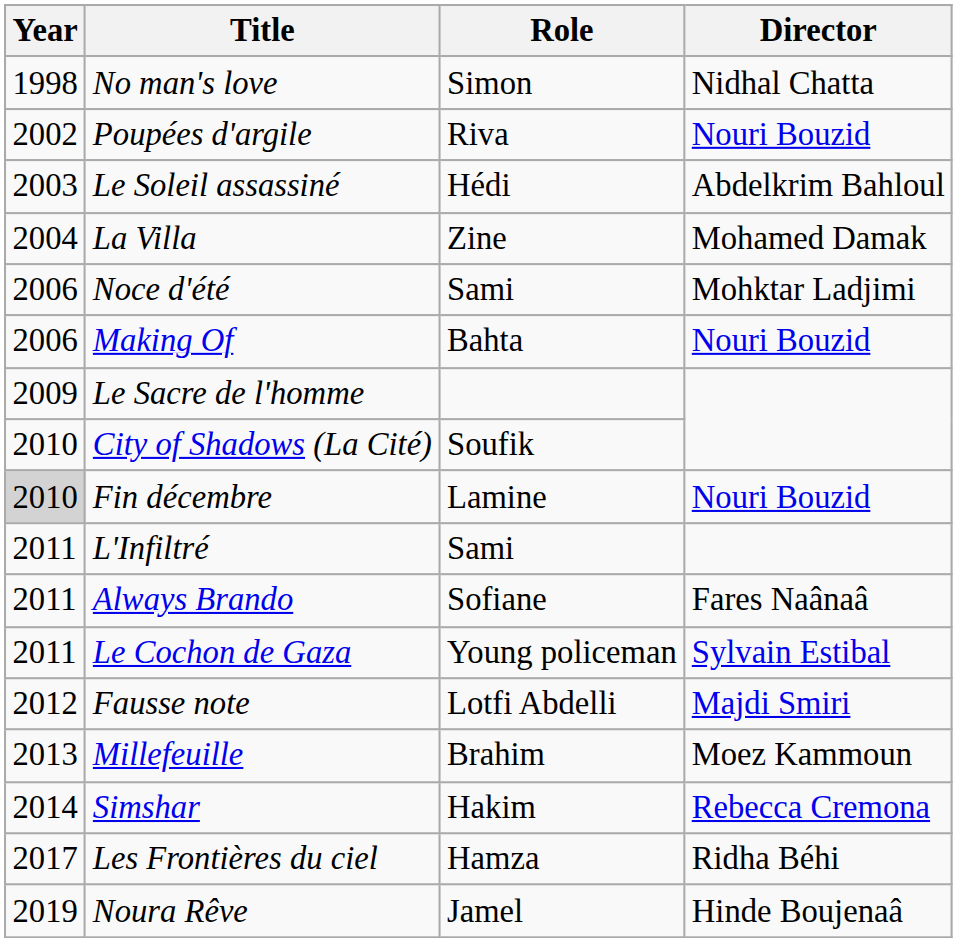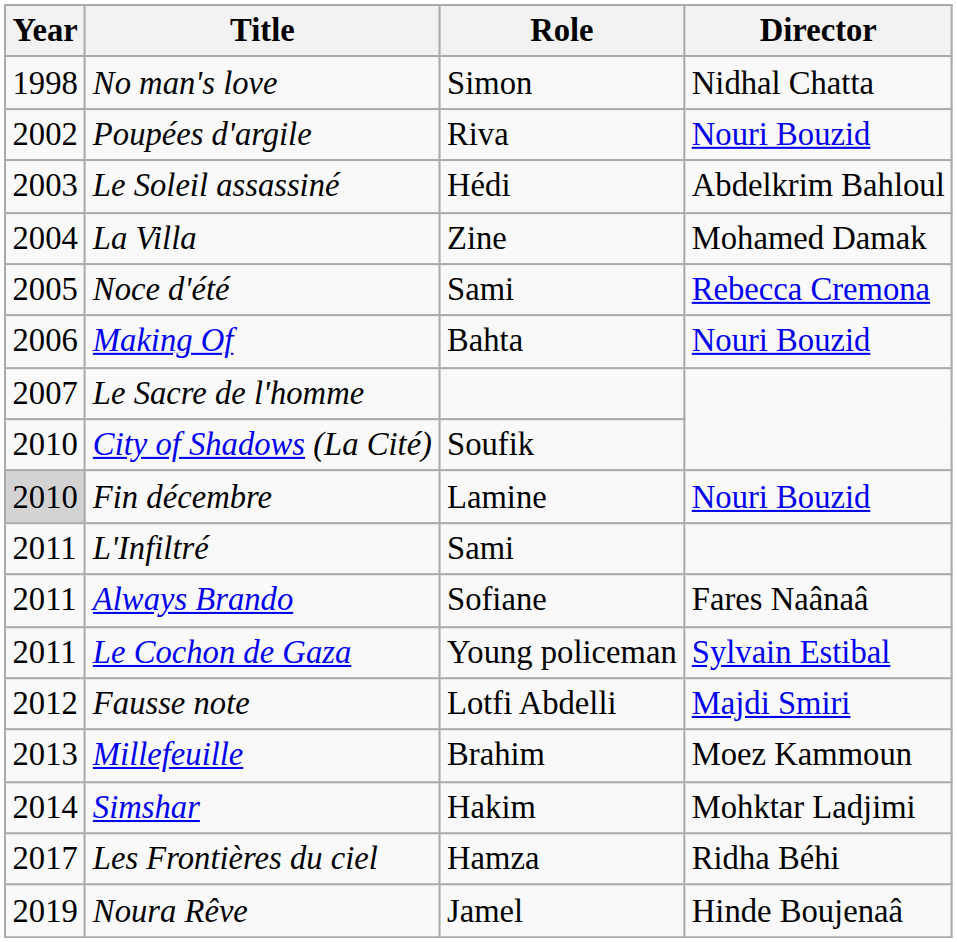(45, 289) 2006 -> (45, 289) 2005
(804, 289) Mohktar Ladjimi -> (811, 289) Rebecca Cremona
(45, 392) 2009 -> (45, 392) 2007
(811, 806) Rebecca Cremona -> (804, 806) Mohktar Ladjimi
